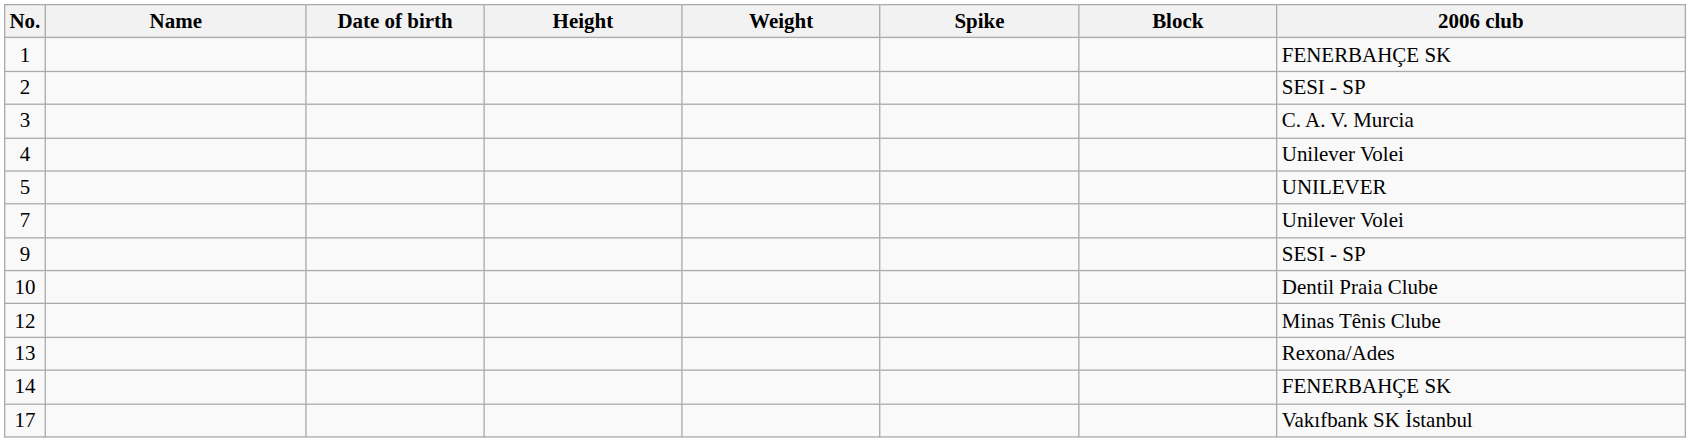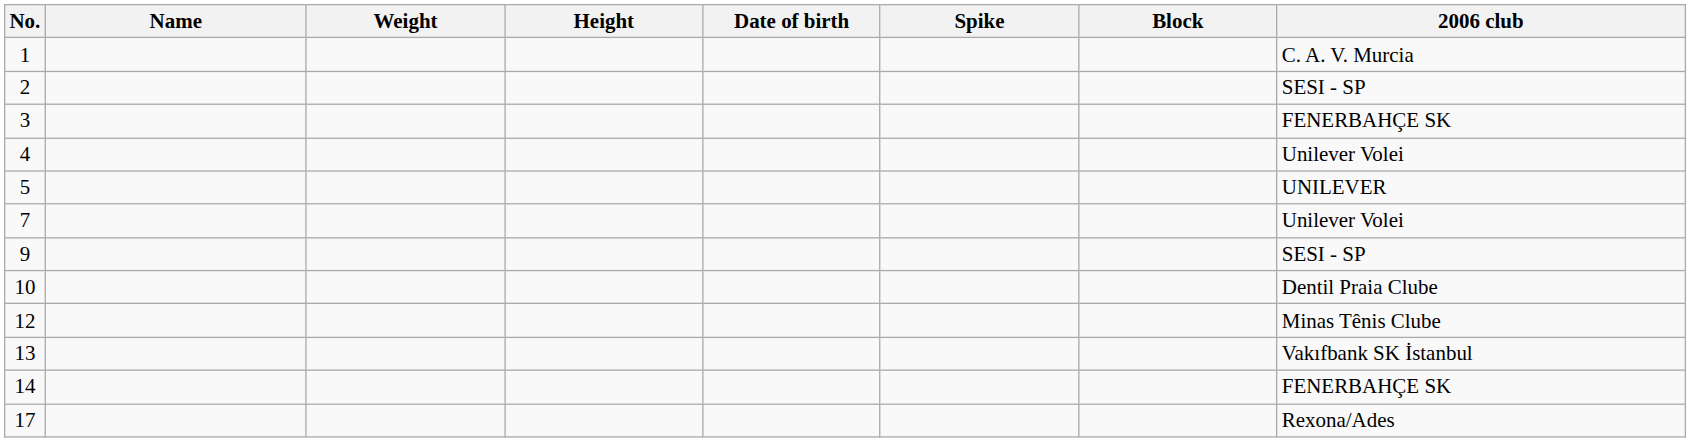columns swapped: (395, 21) <-> (781, 21)
(1366, 54) FENERBAHÇE SK -> (1348, 54) C. A. V. Murcia
(1348, 120) C. A. V. Murcia -> (1366, 120) FENERBAHÇE SK
(1338, 353) Rexona/Ades -> (1377, 353) Vakıfbank SK İstanbul
(1377, 420) Vakıfbank SK İstanbul -> (1338, 420) Rexona/Ades
